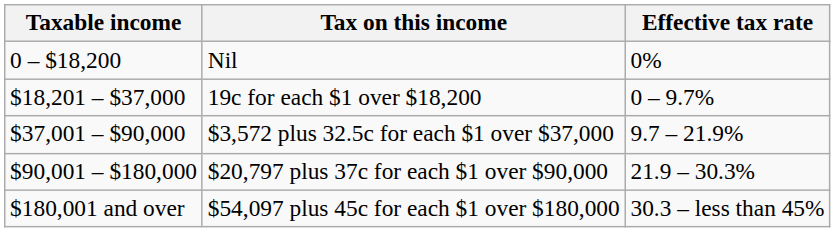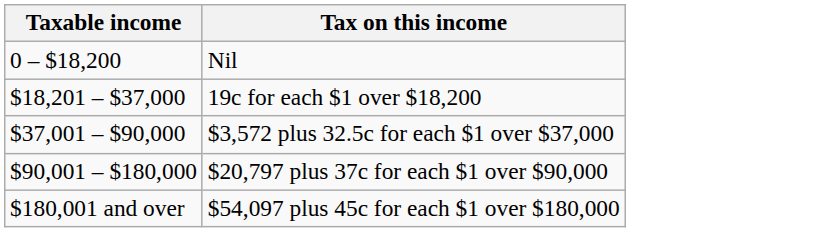- column: (727, 23)
